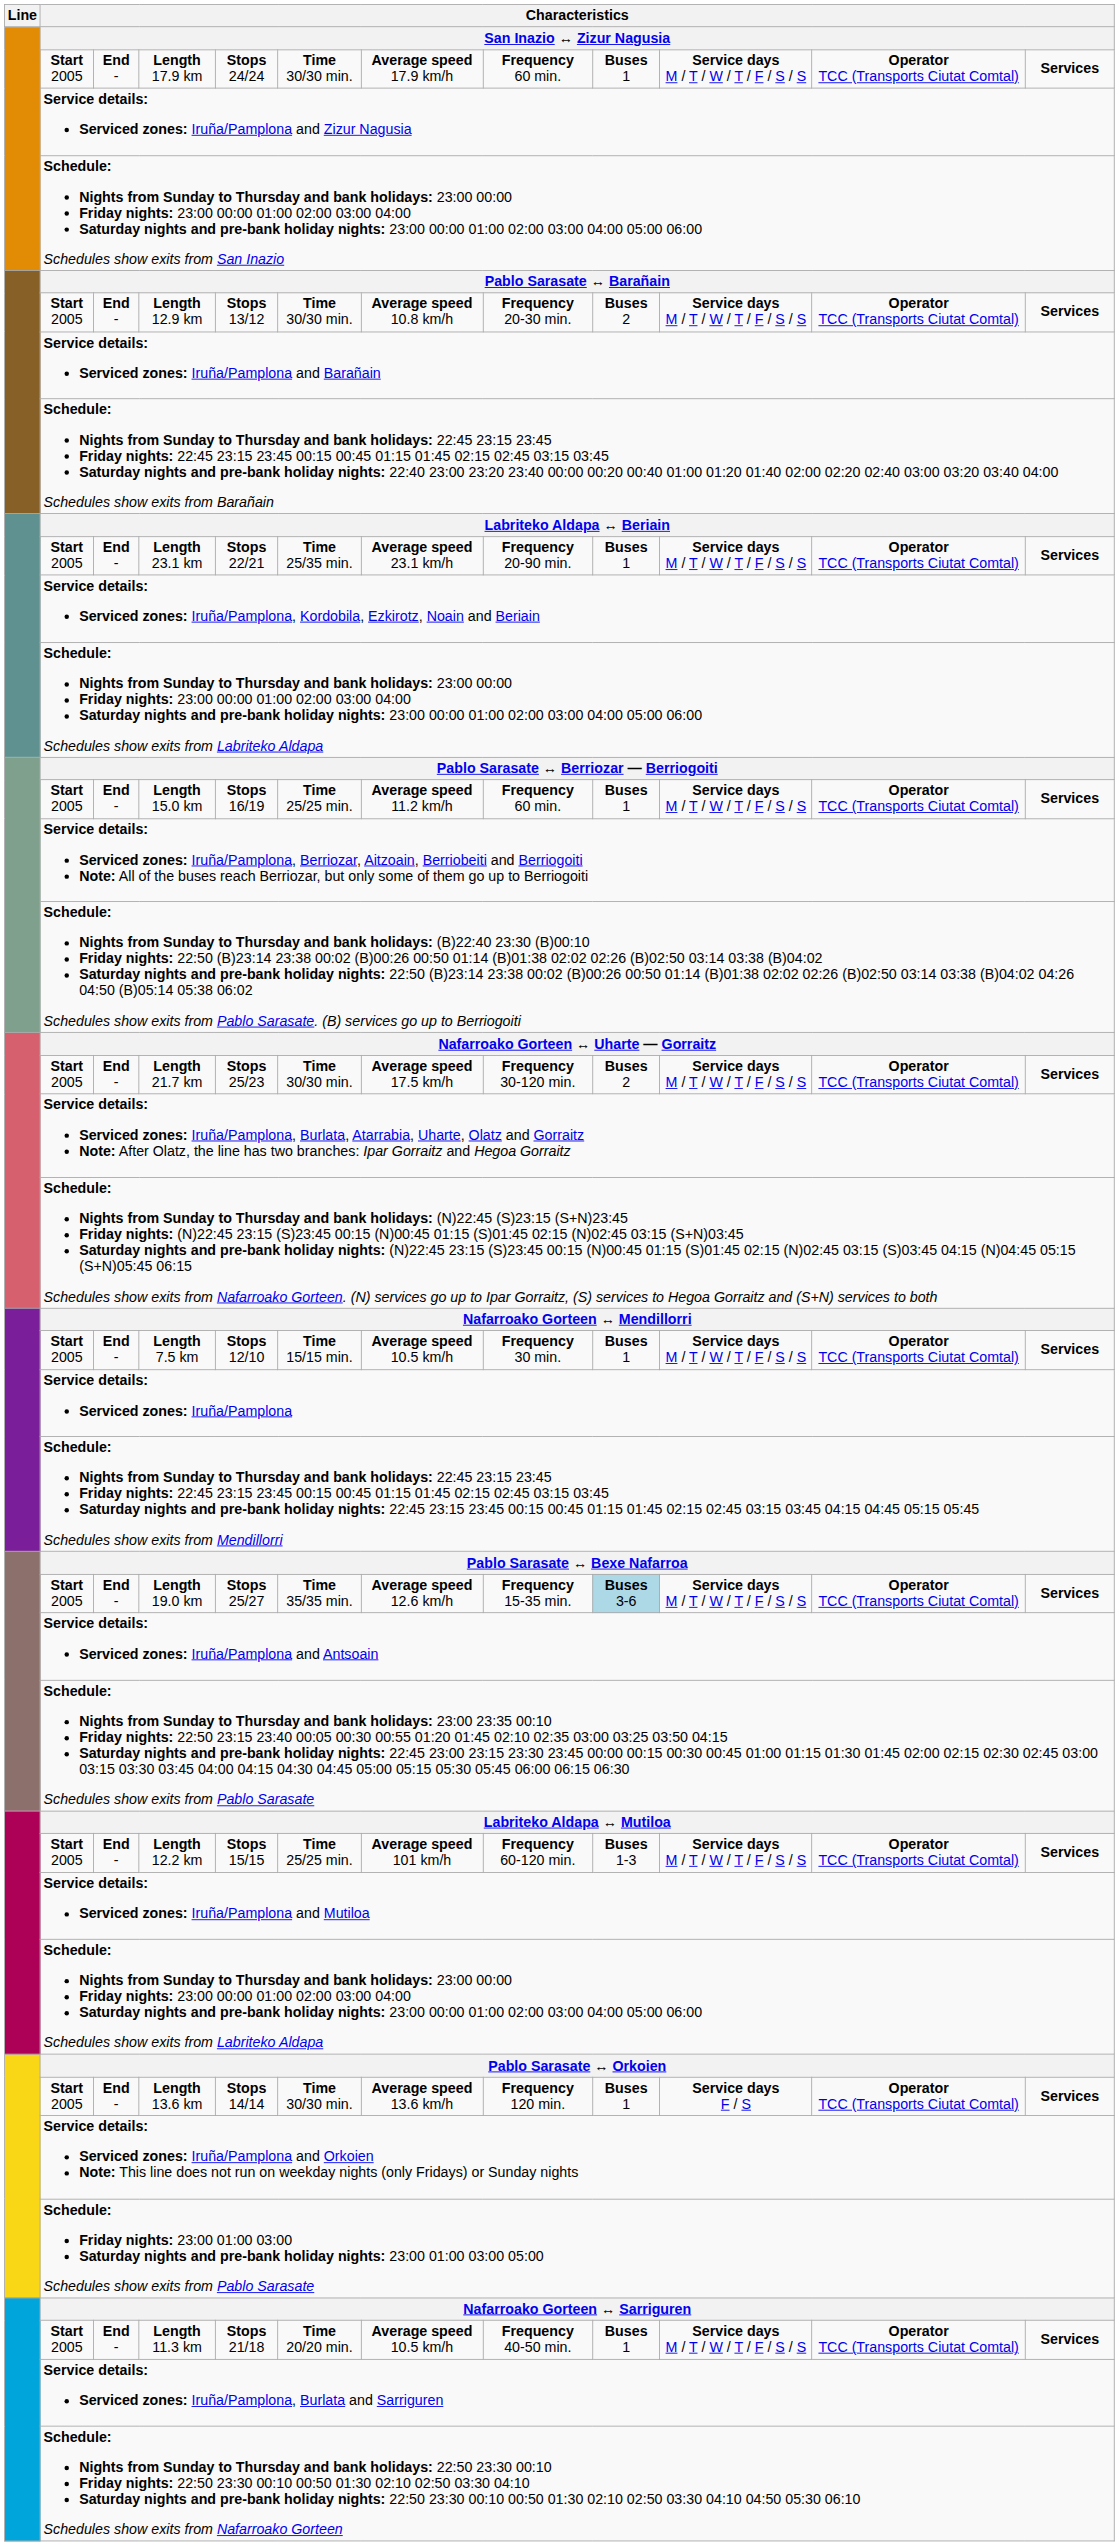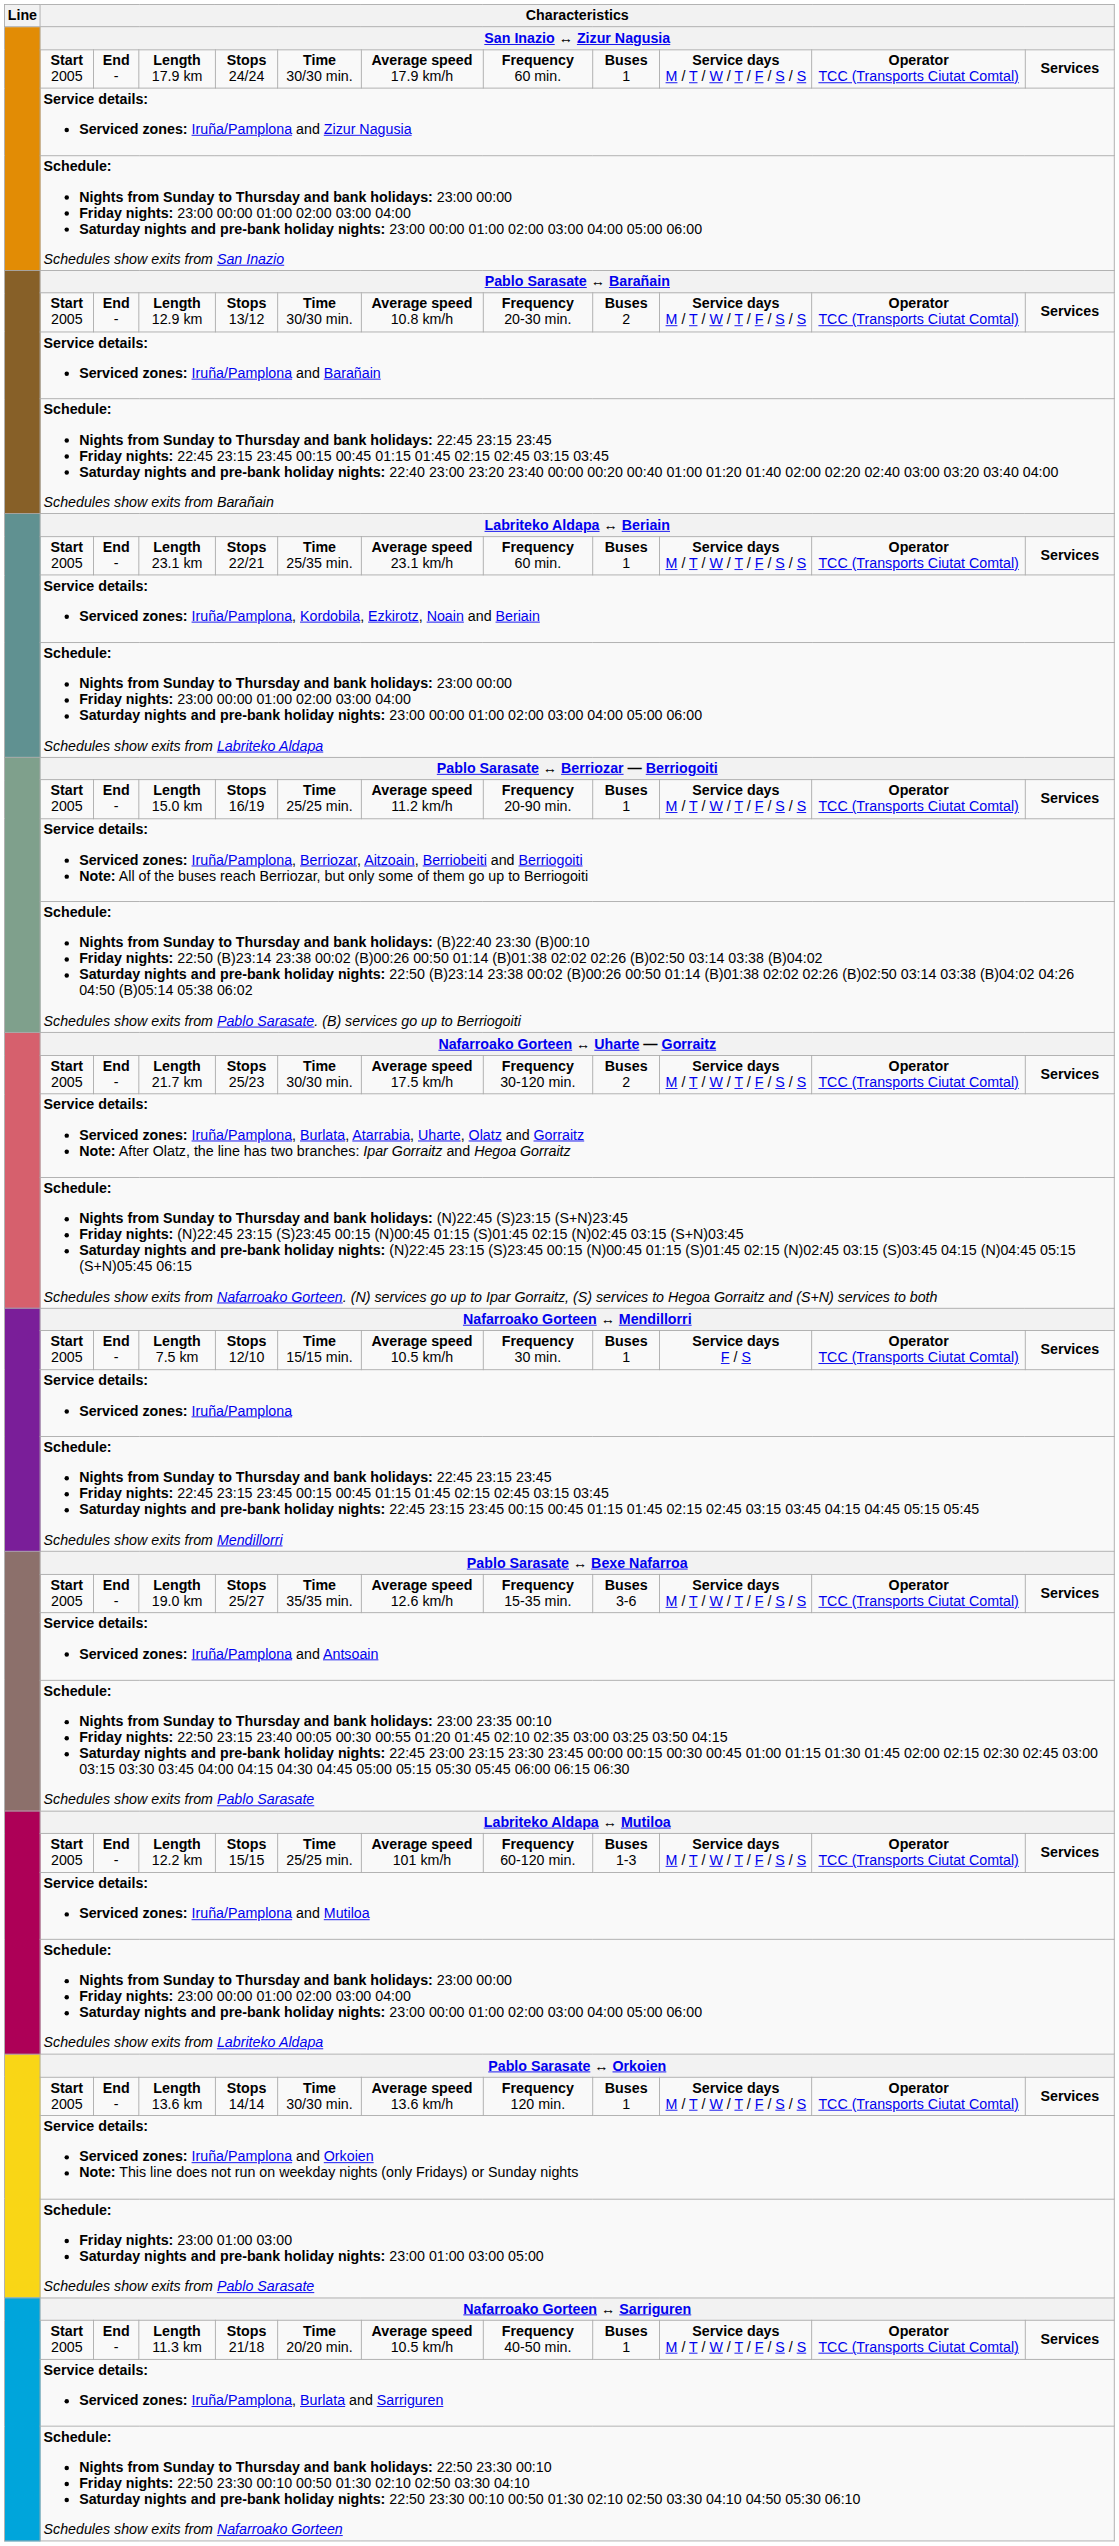(538, 555) Frequency 20-90 min. -> (538, 555) Frequency 60 min.
(538, 799) Frequency 60 min. -> (538, 799) Frequency 20-90 min.
(736, 1350) Service days M / T / W / T / F / S / S -> (736, 1350) Service days F / S
(626, 1593) lightblue background -> (626, 1593) no background
(736, 2096) Service days F / S -> (736, 2096) Service days M / T / W / T / F / S / S
